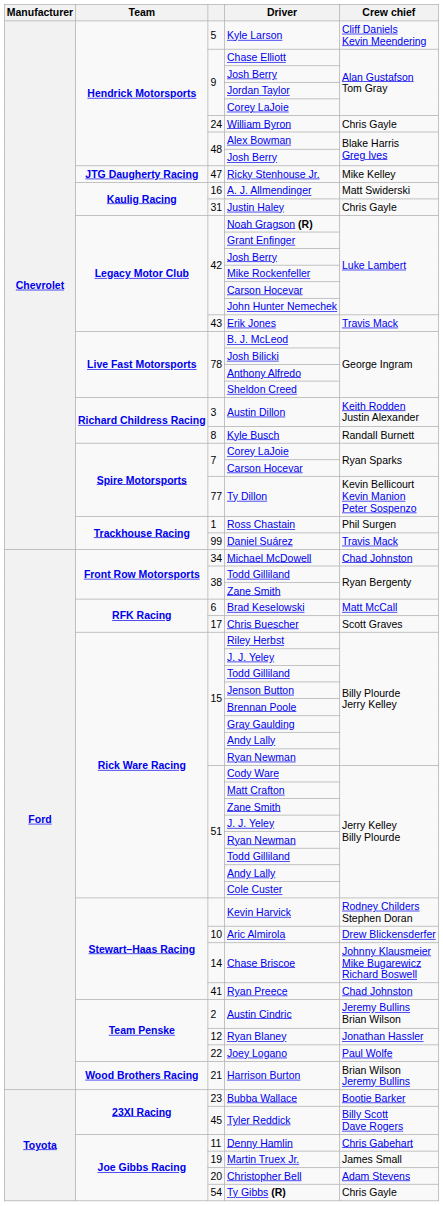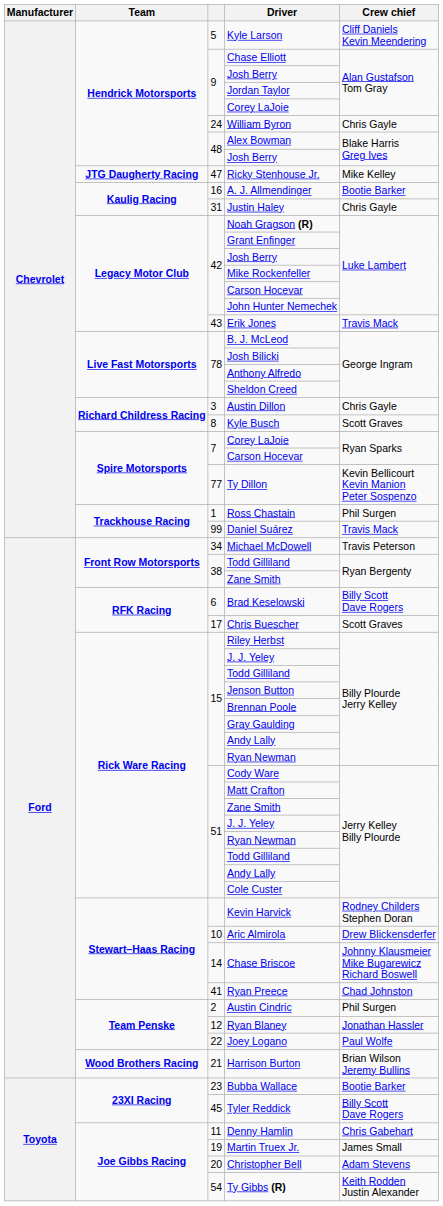(376, 191) Matt Swiderski -> (374, 191) Bootie Barker
(380, 412) Keith Rodden Justin Alexander -> (369, 406) Chris Gayle
(378, 435) Randall Burnett -> (372, 423) Scott Graves
(377, 558) Chad Johnston -> (378, 546) Travis Peterson
(370, 608) Matt McCall -> (373, 602) Billy Scott Dave Rogers
(376, 1014) Jeremy Bullins Brian Wilson -> (369, 1008) Phil Surgen
(369, 1193) Chris Gayle -> (380, 1187) Keith Rodden Justin Alexander
